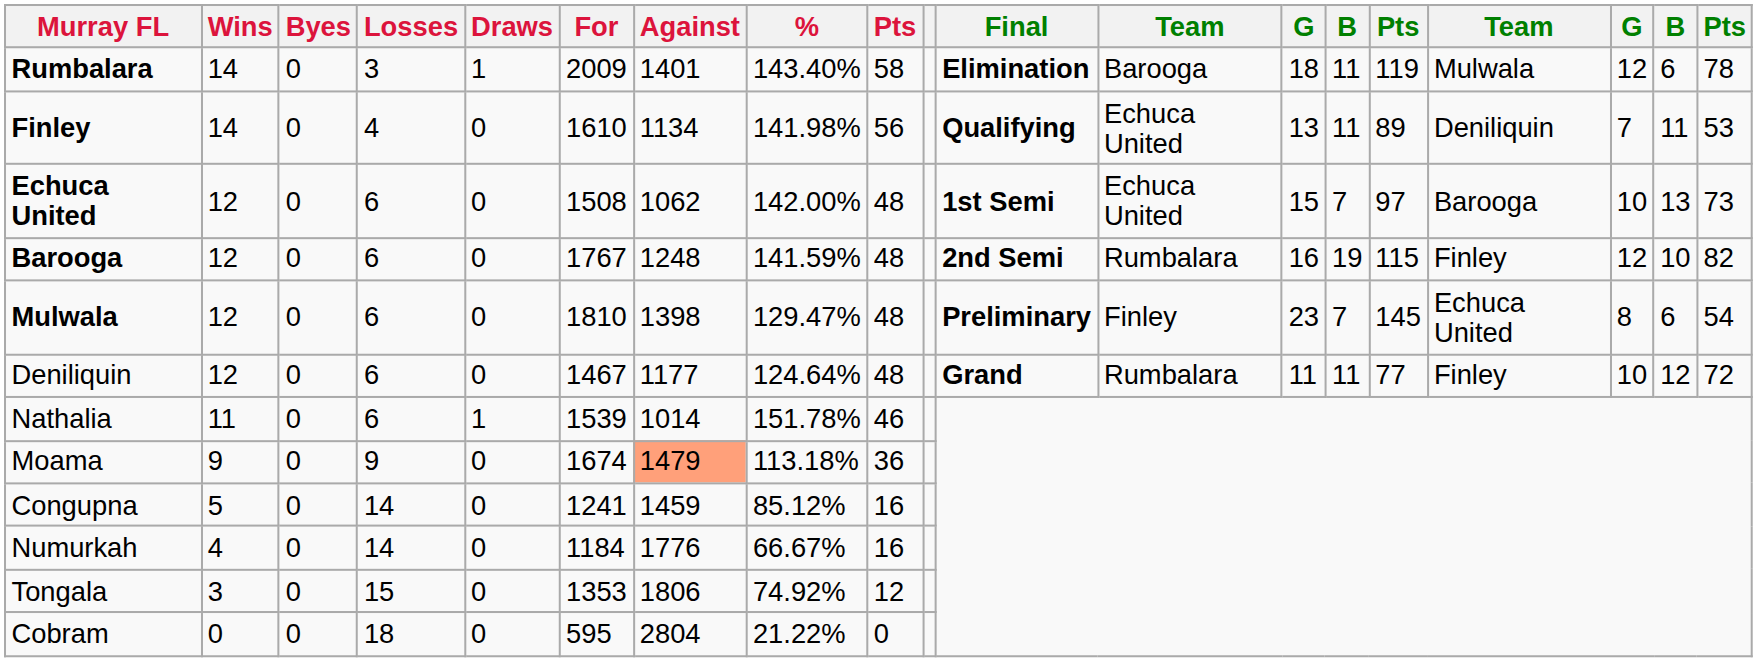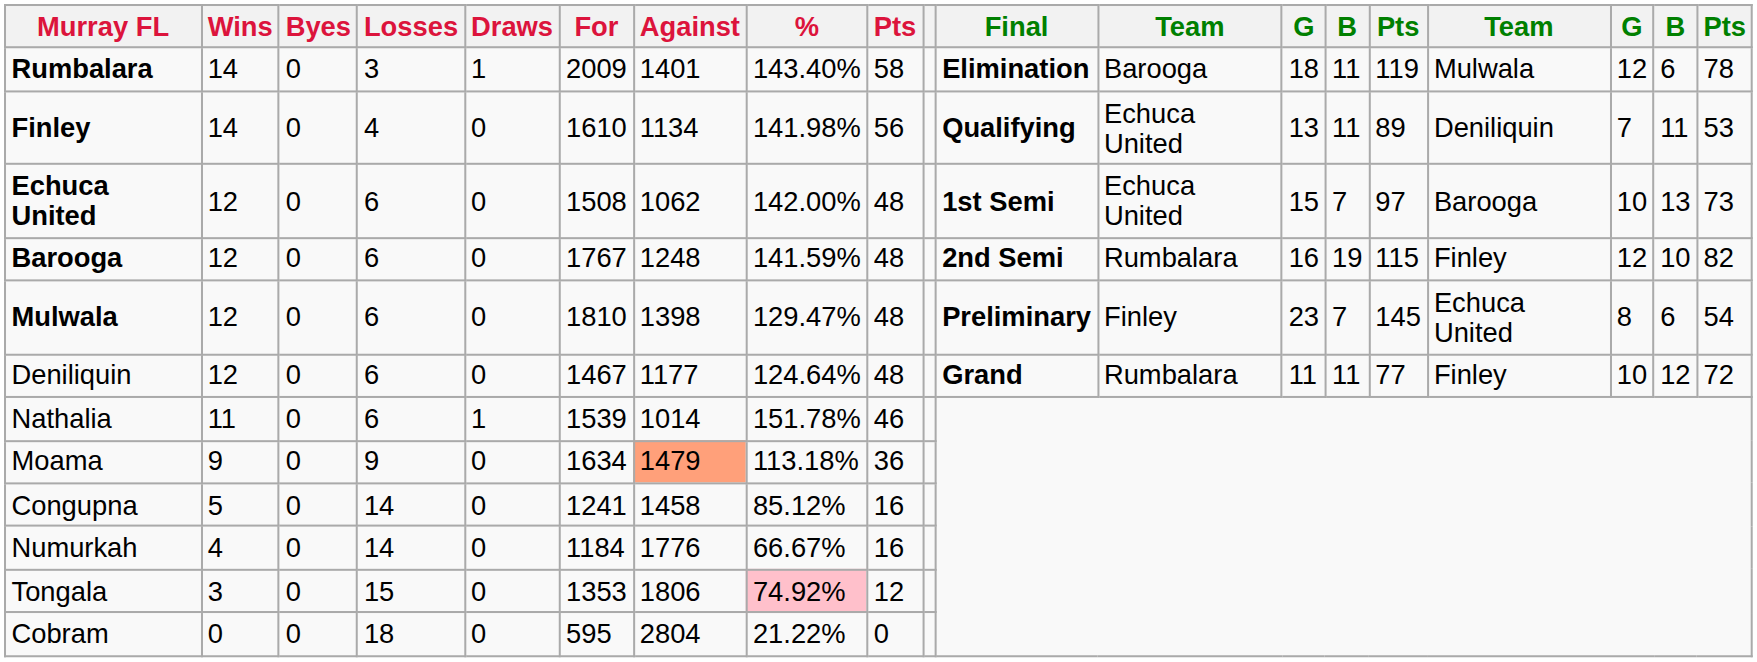(596, 461) 1674 -> (596, 461) 1634
(670, 504) 1459 -> (670, 504) 1458
(799, 591) no background -> (799, 591) pink background
